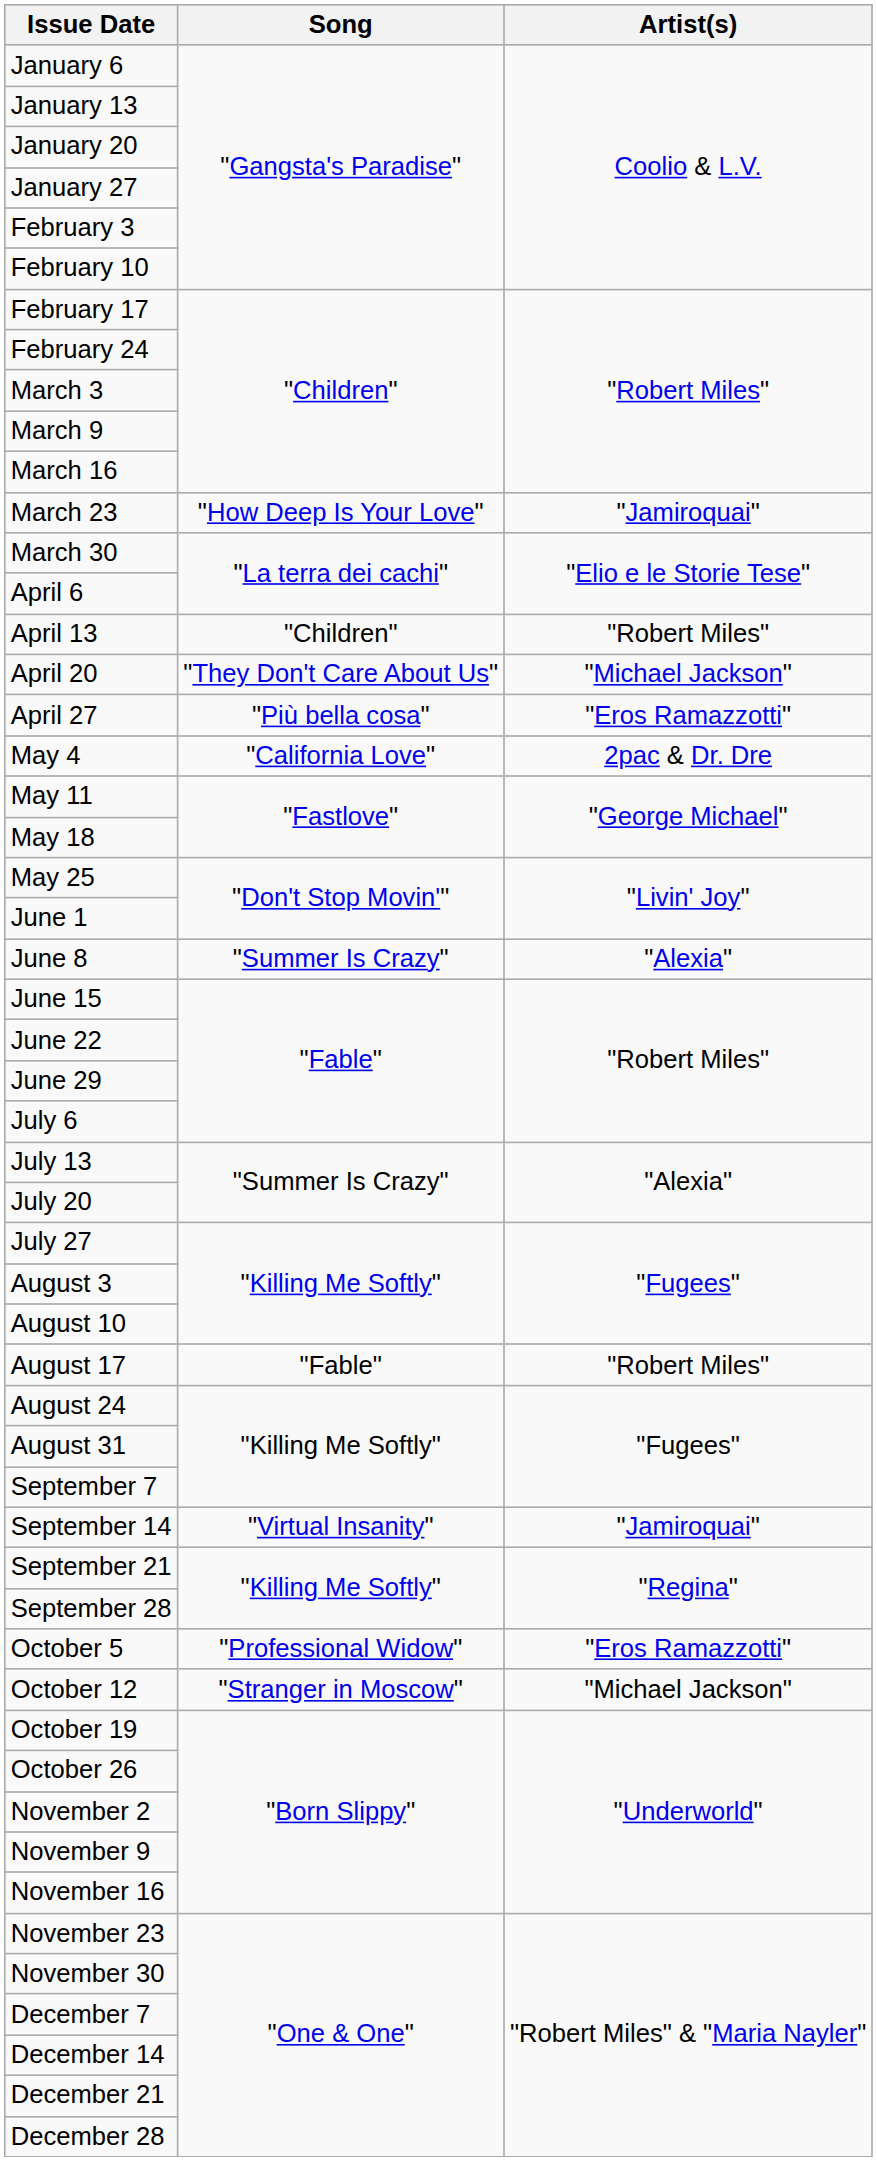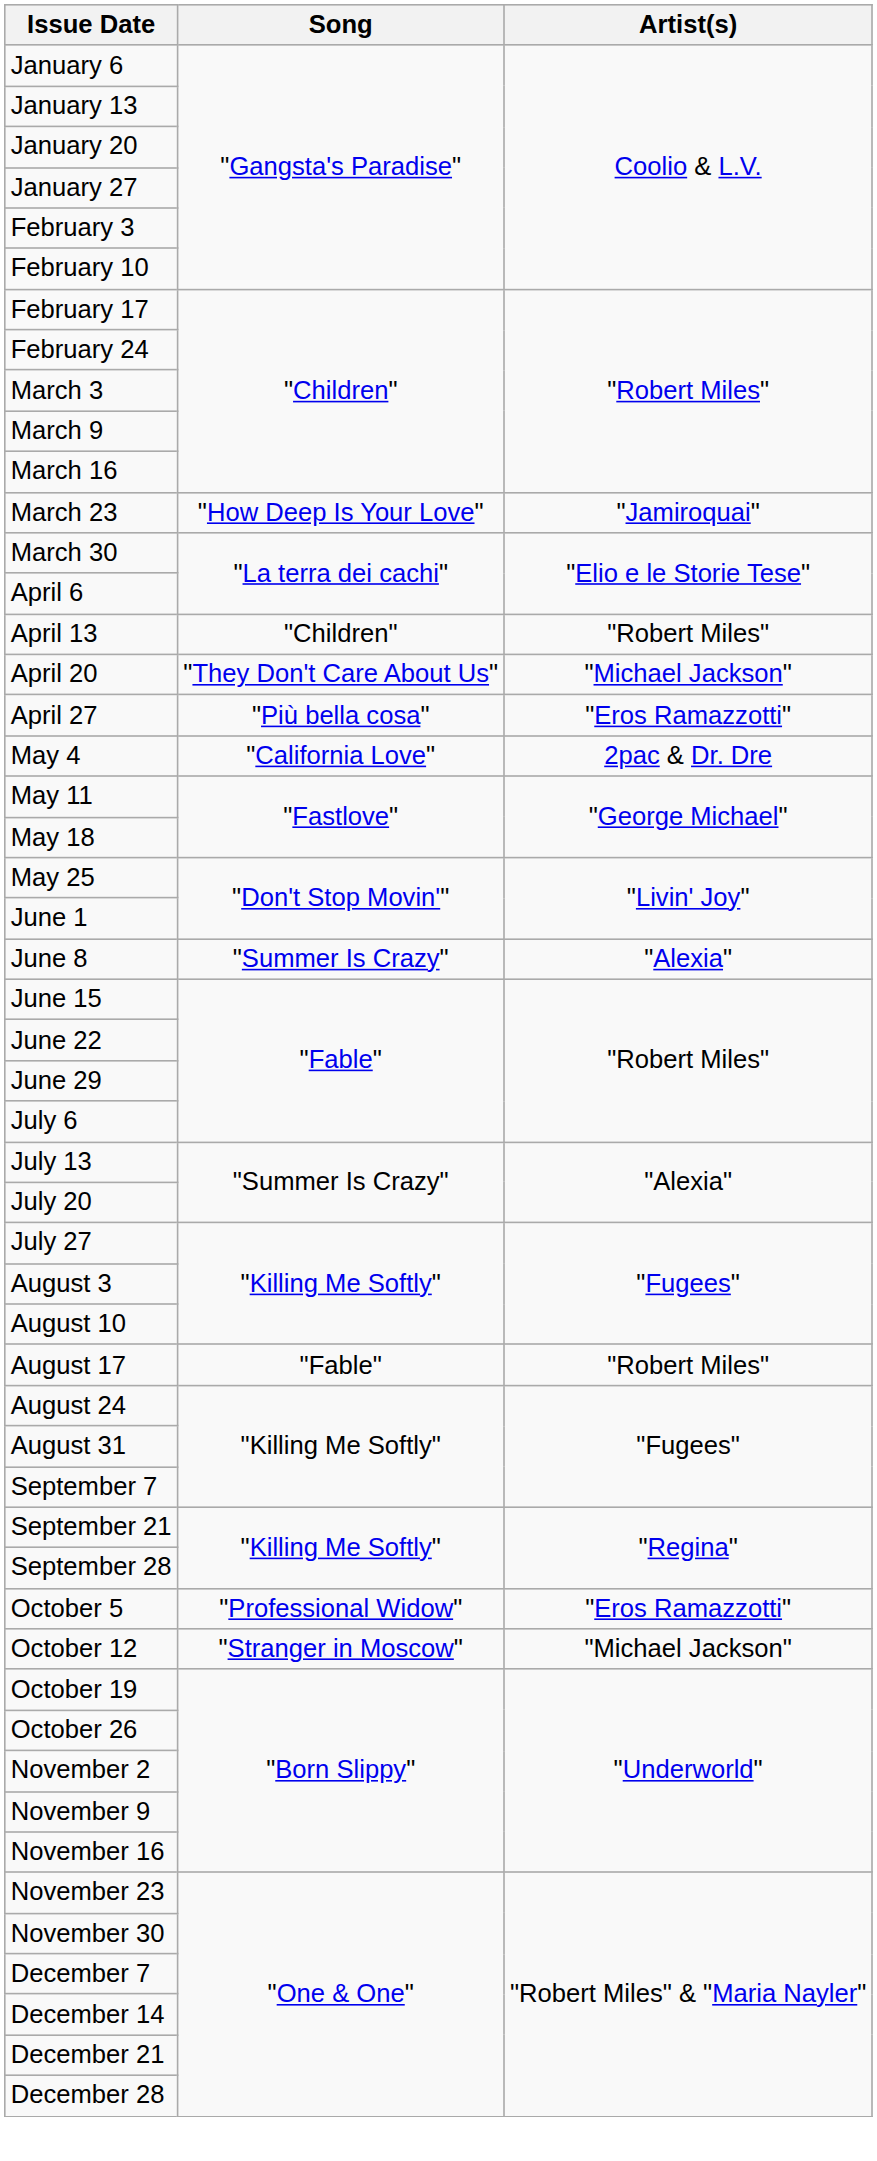- row: (91, 1526)
